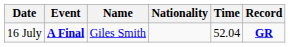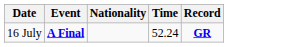- column: (118, 13)
(227, 32) 52.04 -> (165, 32) 52.24
